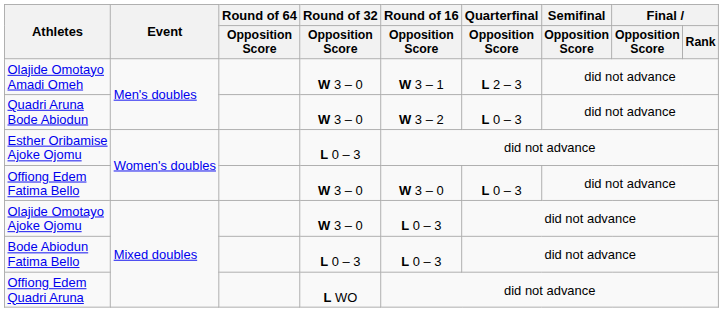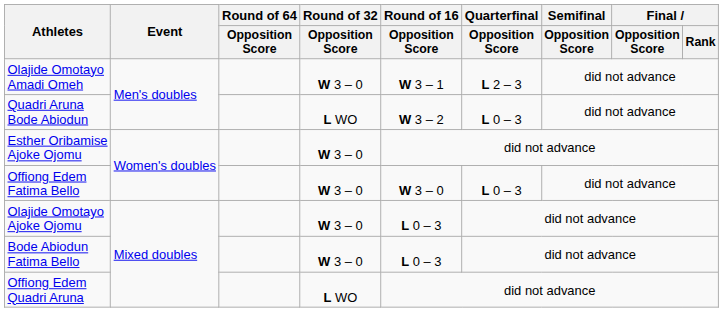(340, 119) W 3 – 0 -> (340, 119) L WO
(340, 155) L 0 – 3 -> (340, 155) W 3 – 0
(340, 262) L 0 – 3 -> (340, 262) W 3 – 0
